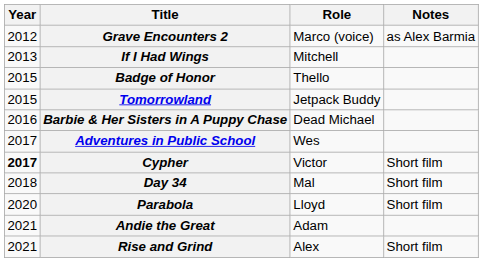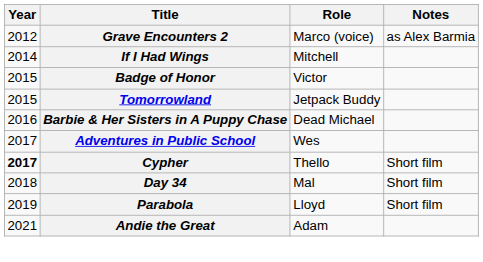(22, 57) 2013 -> (22, 57) 2014
(311, 78) Thello -> (310, 78) Victor
(310, 162) Victor -> (311, 162) Thello
(22, 204) 2020 -> (22, 204) 2019
- row: (165, 246)
